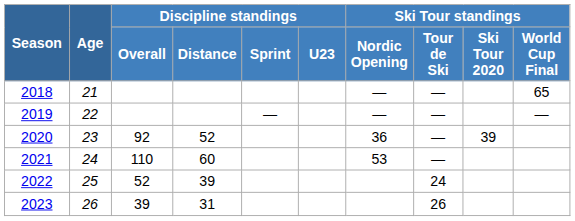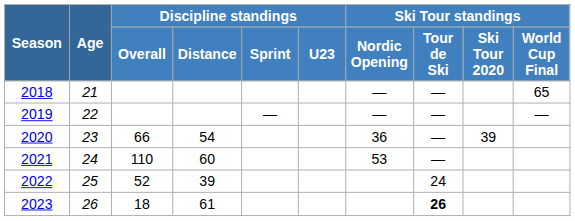(142, 137) 92 -> (142, 137) 66
(207, 137) 52 -> (207, 137) 54
(142, 204) 39 -> (142, 204) 18
(207, 204) 31 -> (207, 204) 61
(438, 204) normal -> (438, 204) bold
